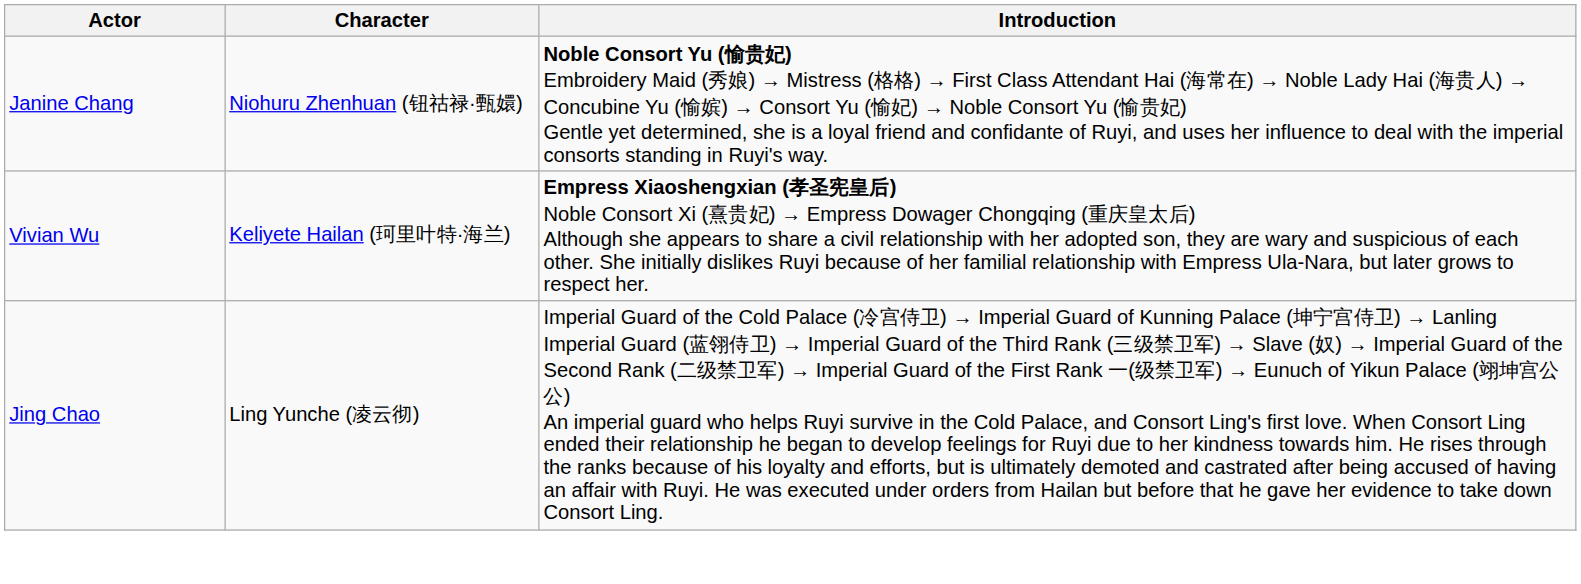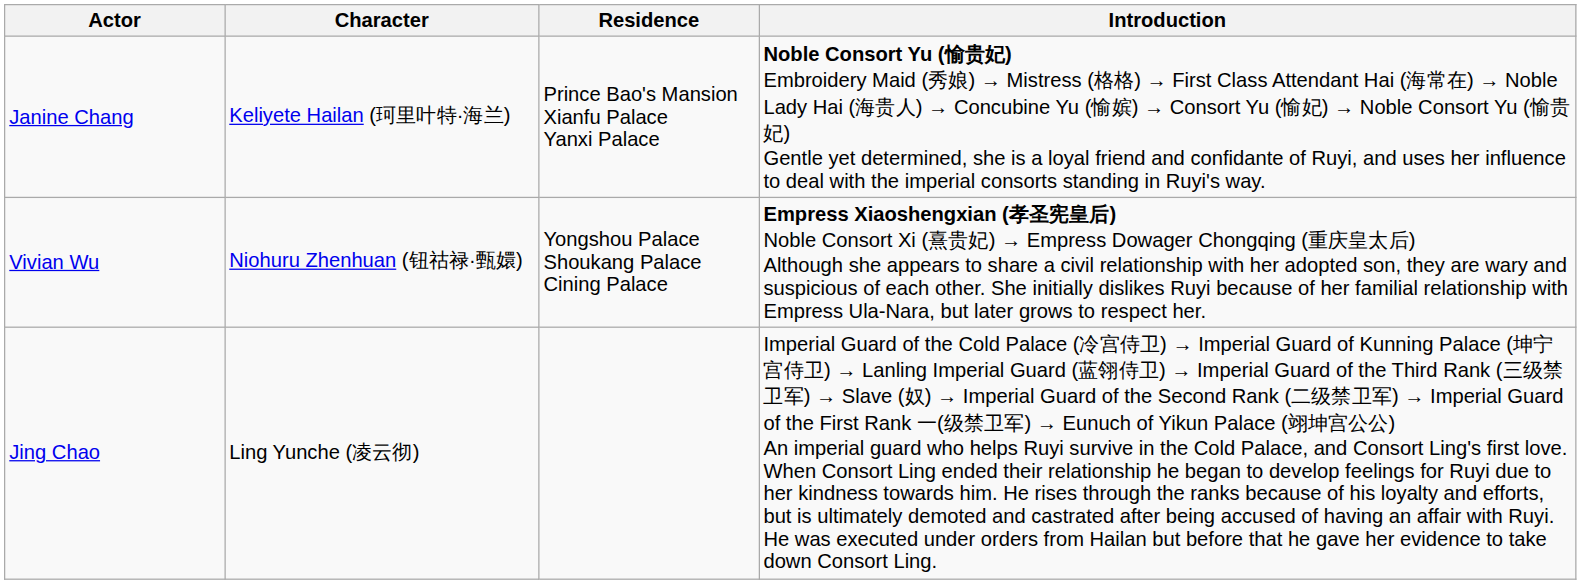+ column: (649, 20)
(376, 102) Niohuru Zhenhuan (钮祜禄·甄嬛) -> (370, 116) Keliyete Hailan (珂里叶特·海兰)
(370, 235) Keliyete Hailan (珂里叶特·海兰) -> (376, 261) Niohuru Zhenhuan (钮祜禄·甄嬛)
